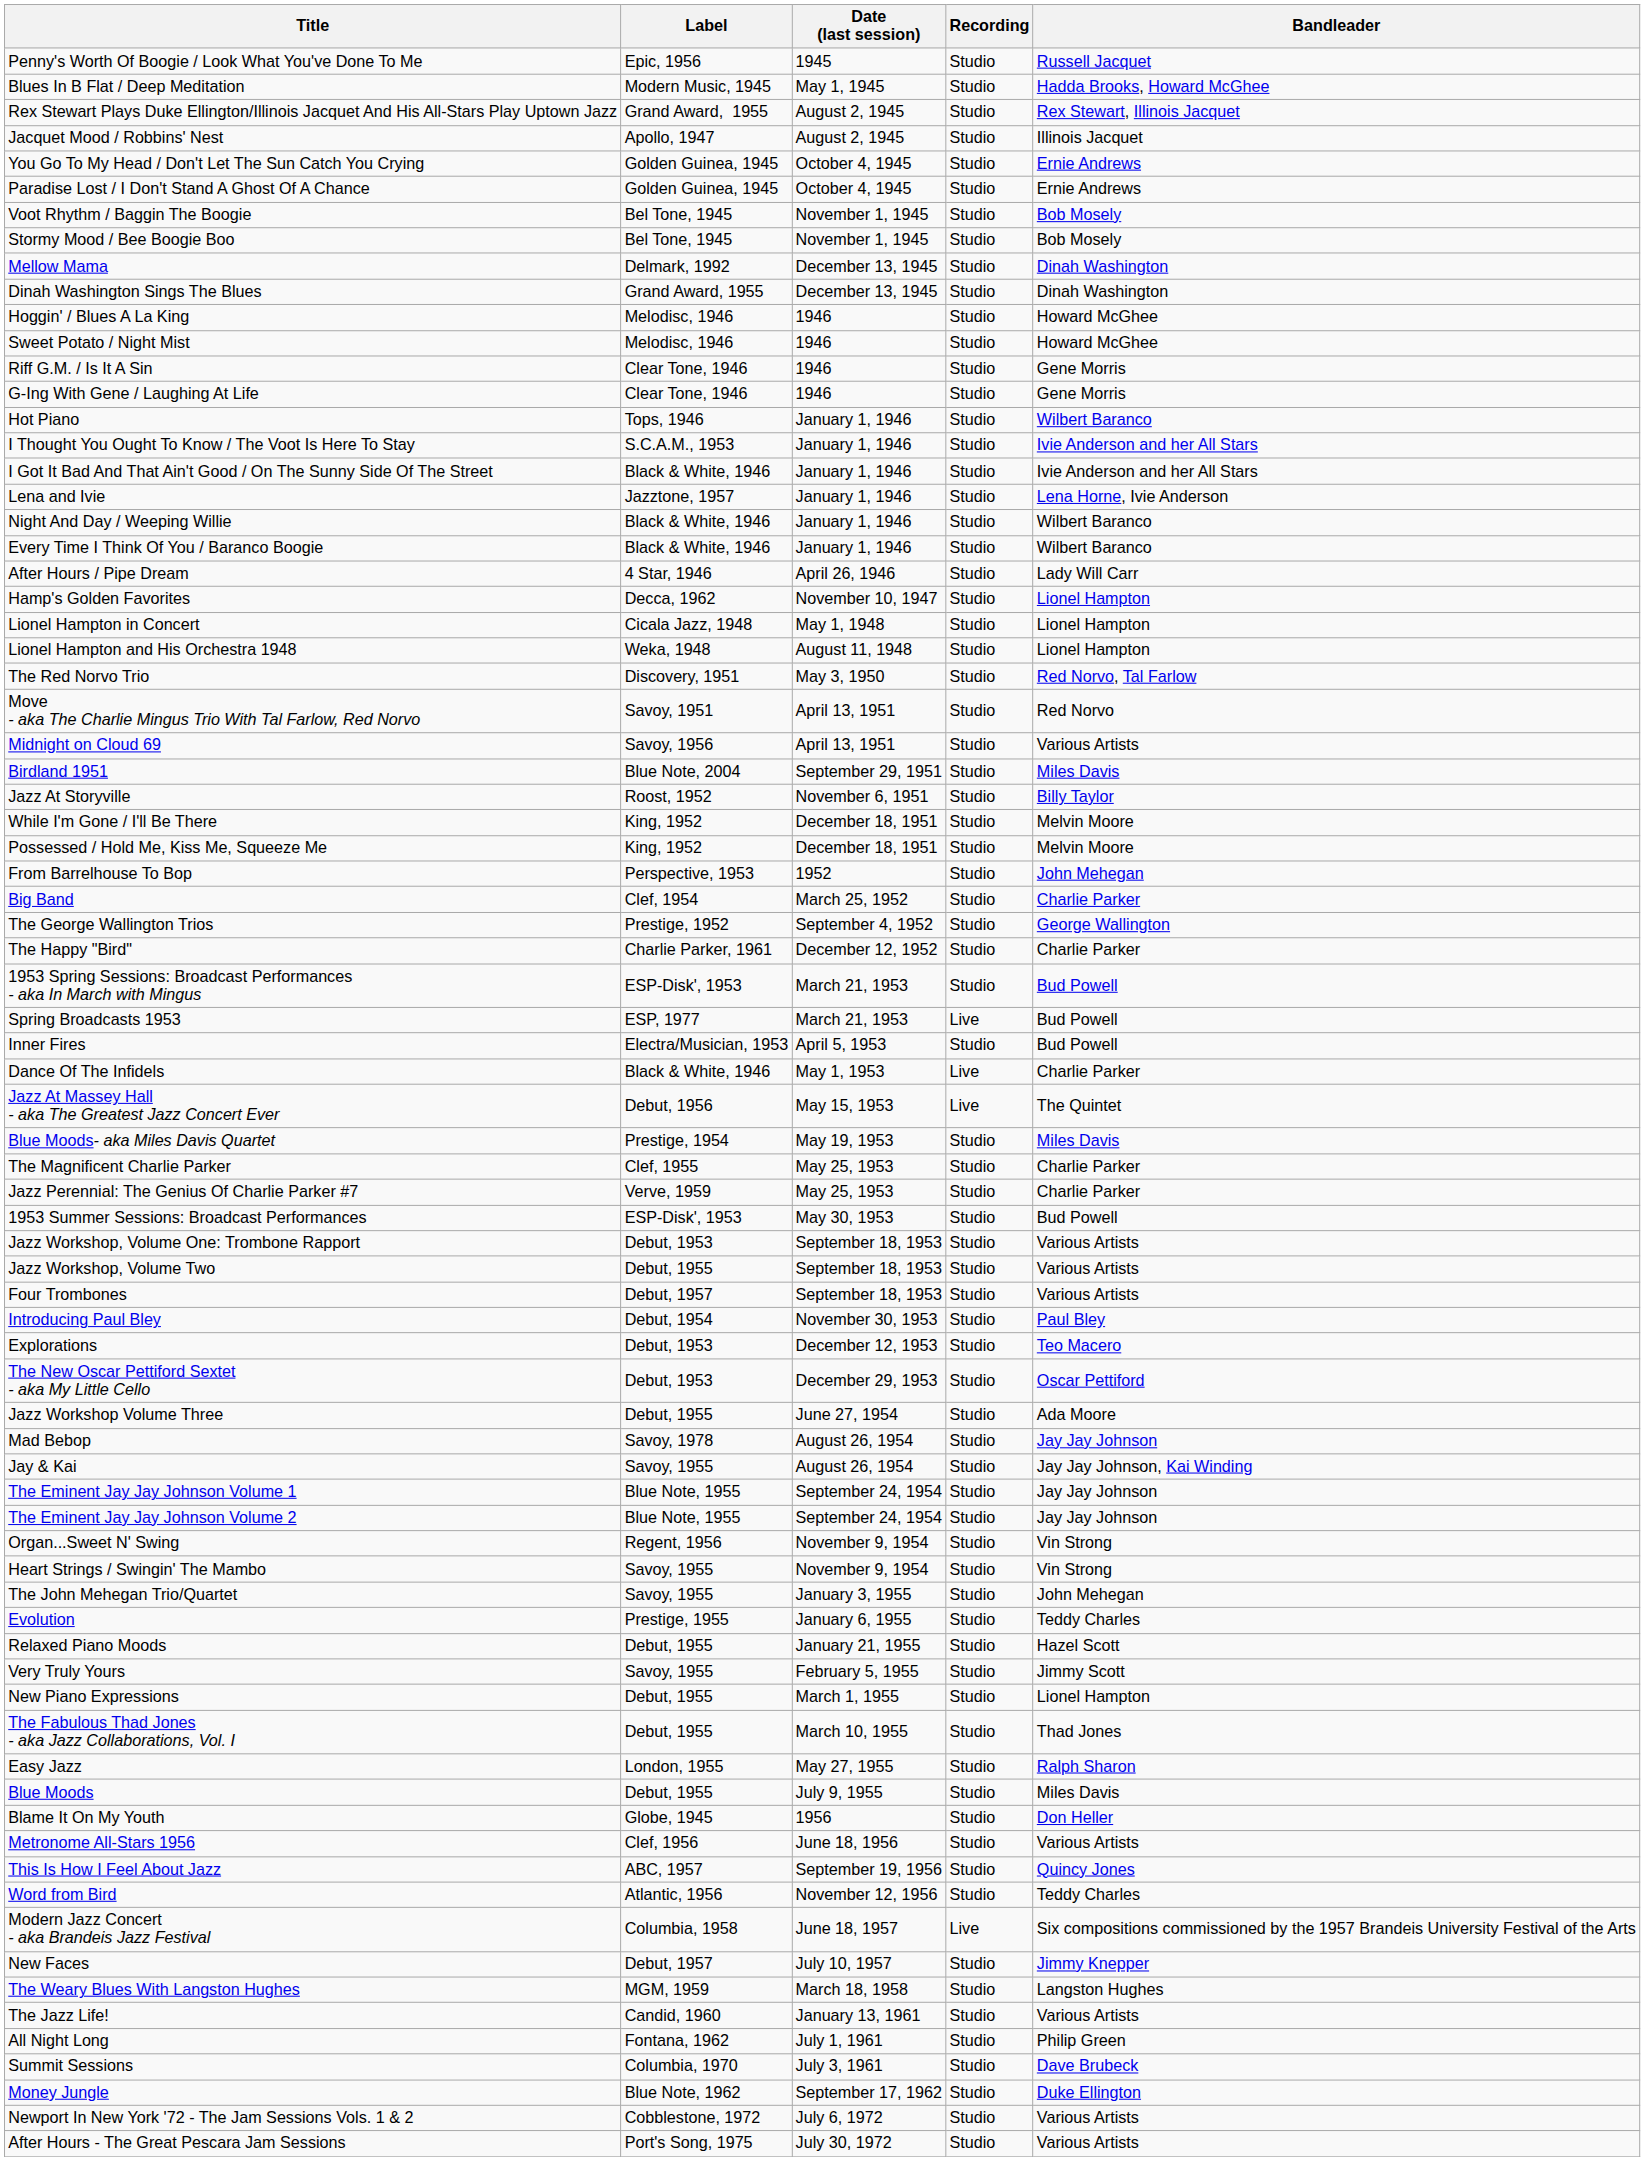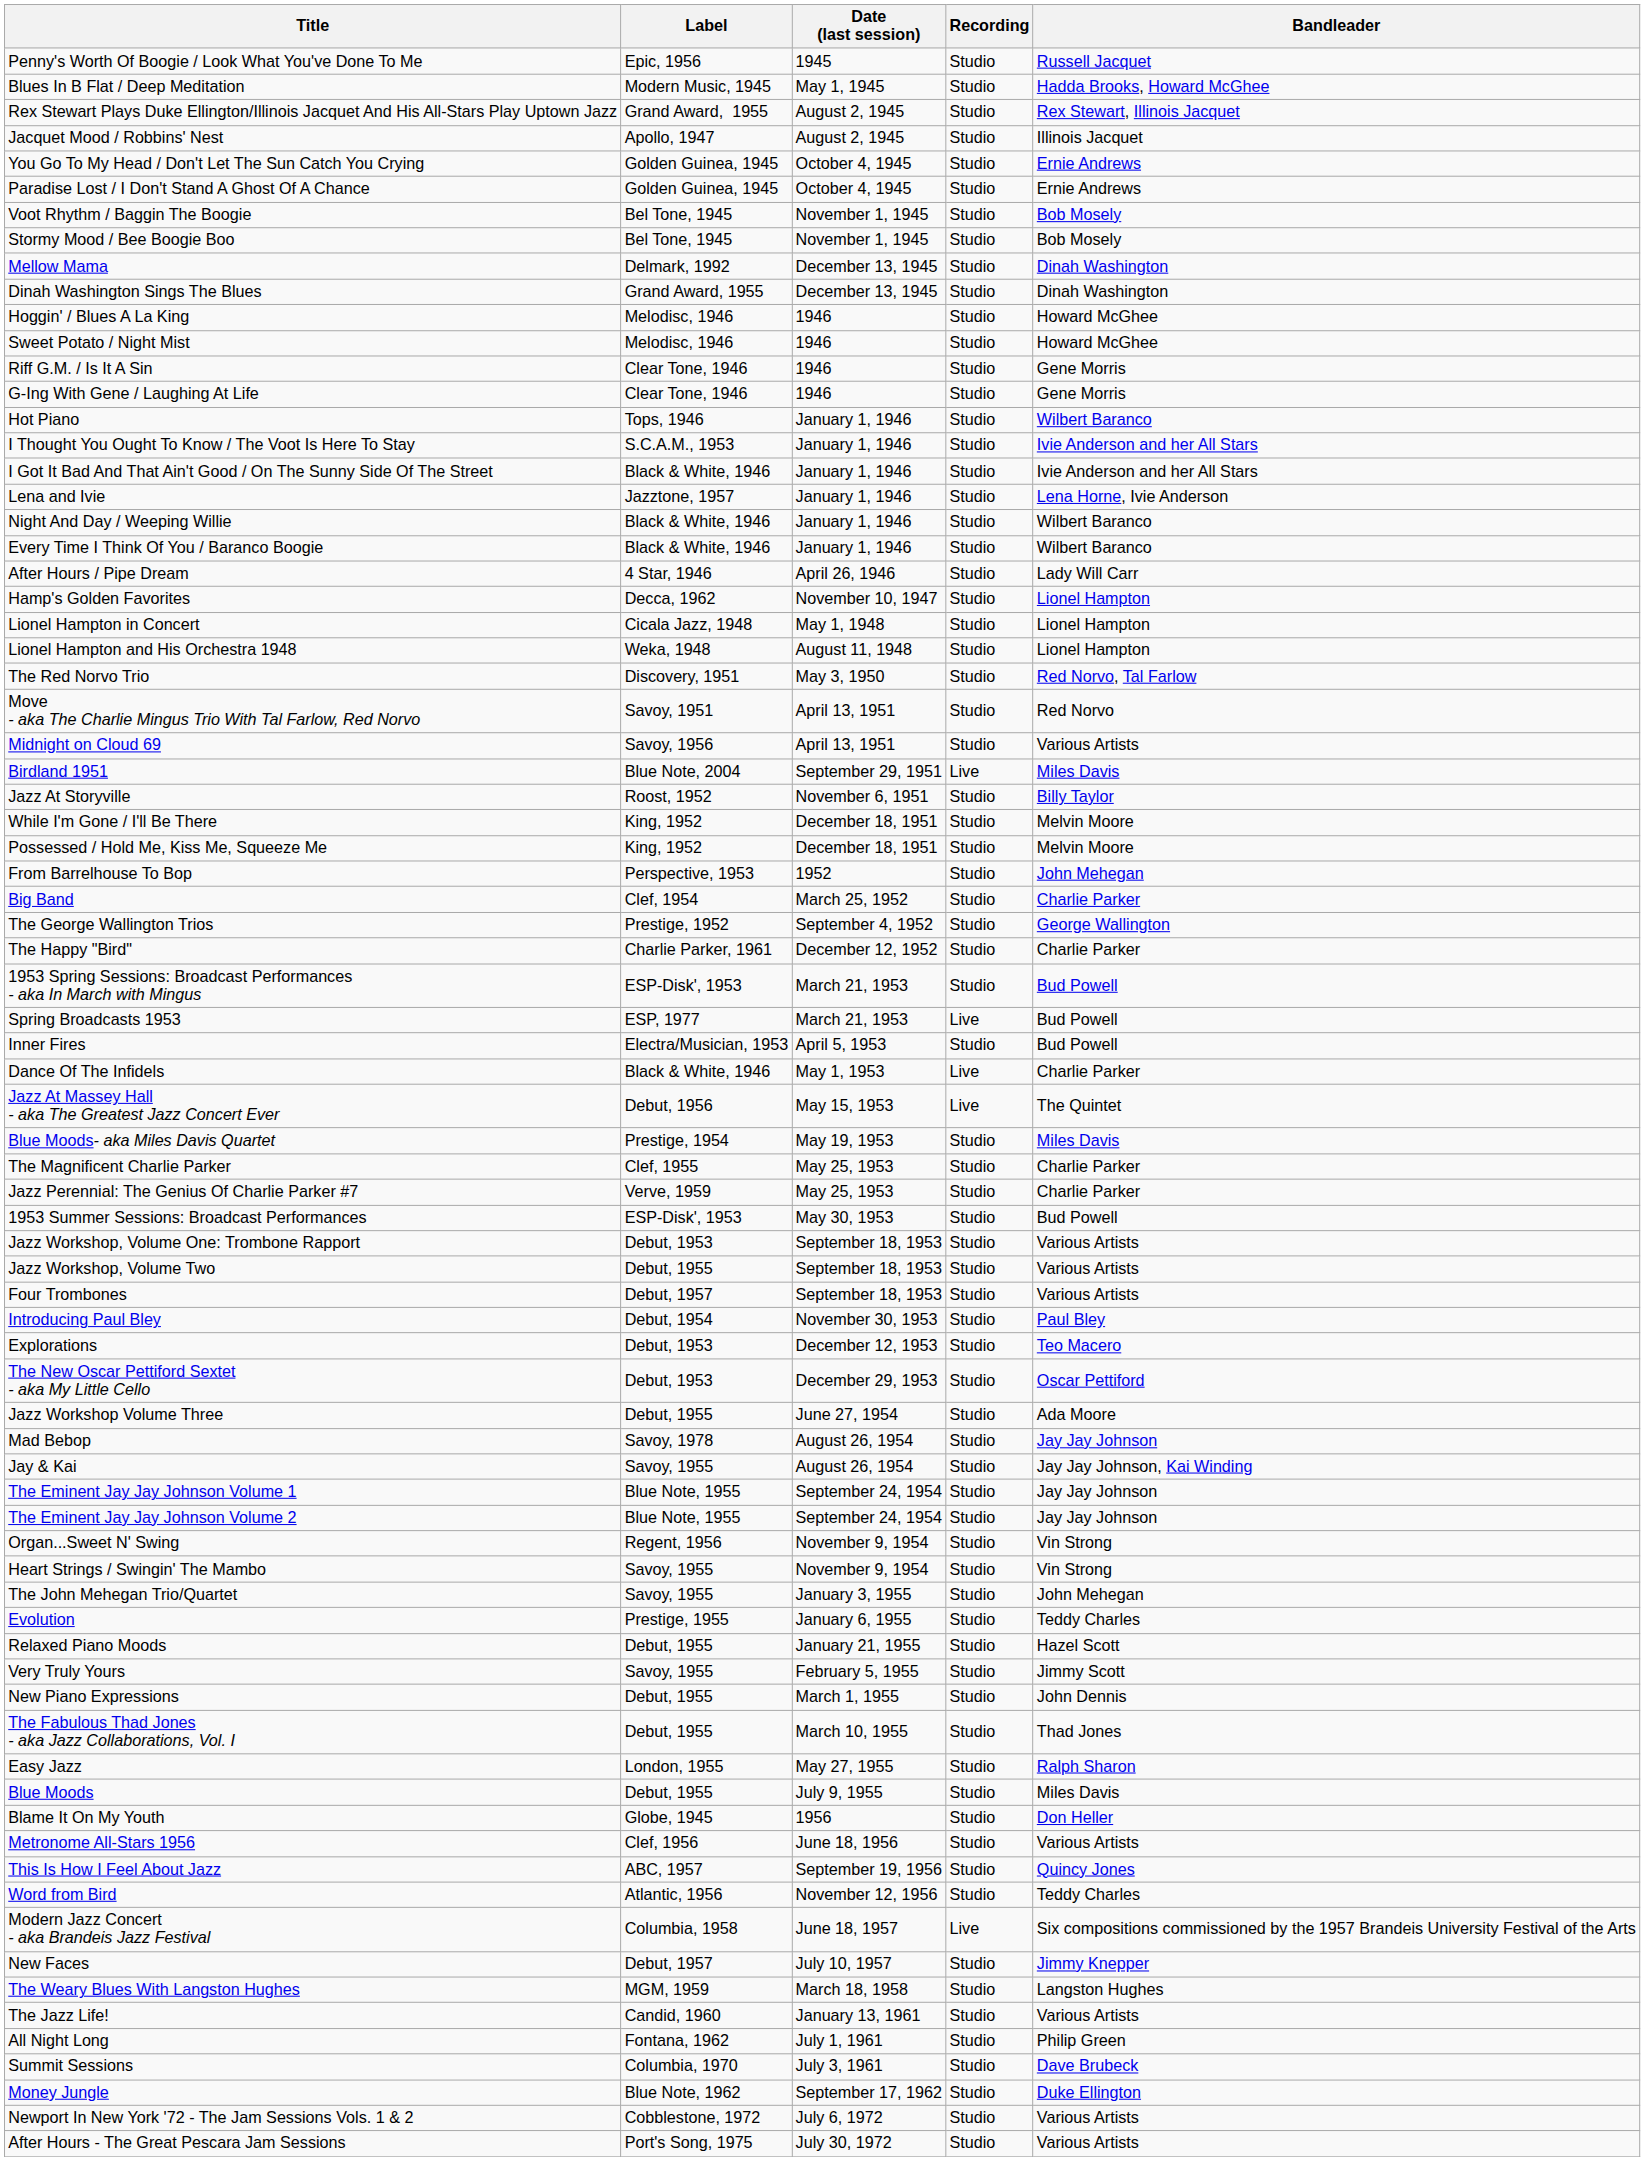(972, 771) Studio -> (964, 771) Live
(1093, 1697) Lionel Hampton -> (1082, 1697) John Dennis
